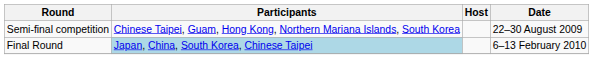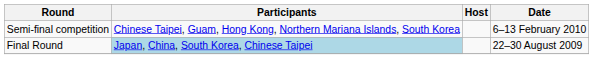(537, 29) 22–30 August 2009 -> (539, 29) 6–13 February 2010
(539, 45) 6–13 February 2010 -> (537, 45) 22–30 August 2009
